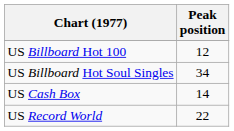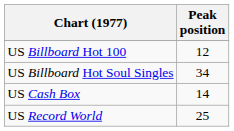(203, 115) 22 -> (203, 115) 25
